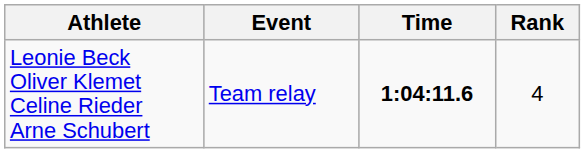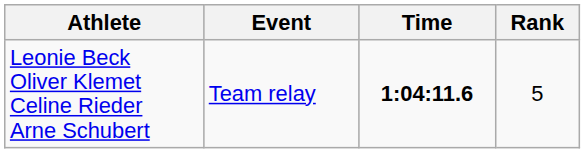(537, 94) 4 -> (537, 94) 5
